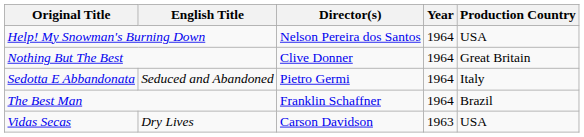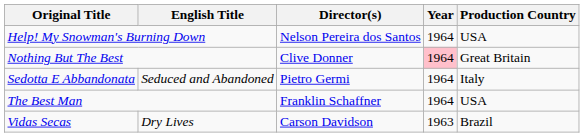(440, 57) no background -> (440, 57) pink background
(476, 100) Brazil -> (473, 100) USA
(473, 121) USA -> (476, 121) Brazil
